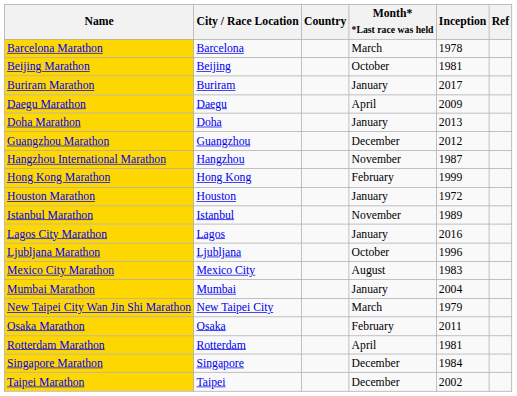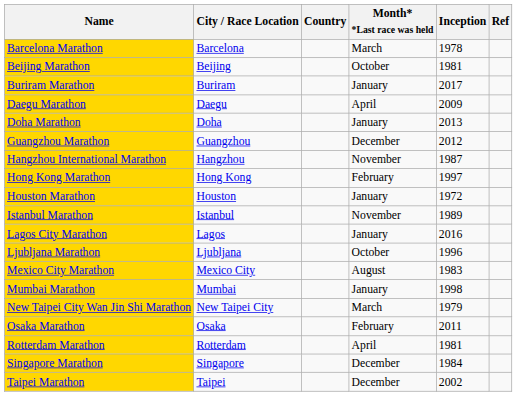(451, 178) 1999 -> (451, 178) 1997
(451, 289) 2004 -> (451, 289) 1998
